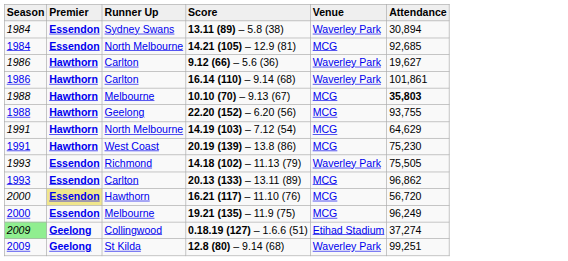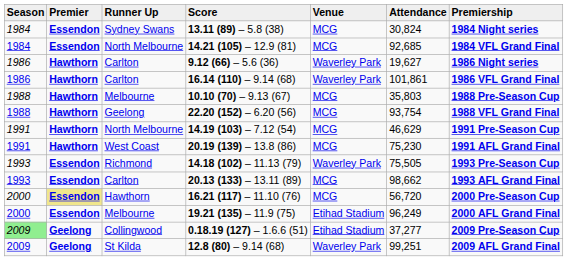+ column: (482, 12)
(347, 29) Waverley Park -> (325, 29) MCG
(405, 29) 30,894 -> (405, 29) 30,824
(405, 96) bold -> (405, 96) normal
(405, 113) 93,755 -> (405, 113) 93,754
(405, 130) 64,629 -> (405, 130) 46,629
(405, 180) 96,862 -> (405, 180) 98,662
(325, 213) MCG -> (349, 213) Etihad Stadium
(405, 230) 37,274 -> (405, 230) 37,277
